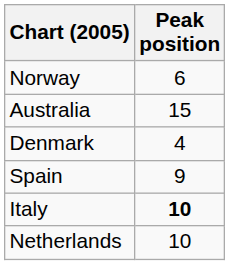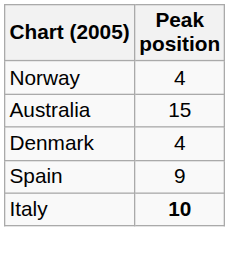(180, 77) 6 -> (180, 77) 4
- row: (66, 242)
